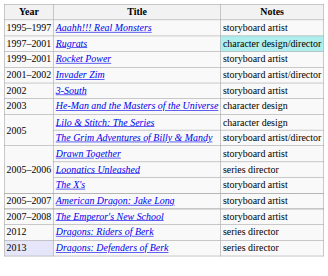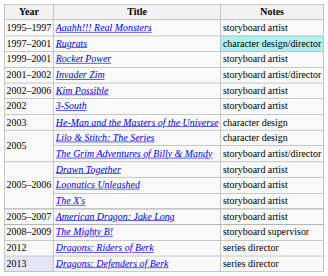+ row: (82, 91)
(251, 169) series director -> (255, 185) storyboard artist
- row: (110, 216)
+ row: (84, 232)
